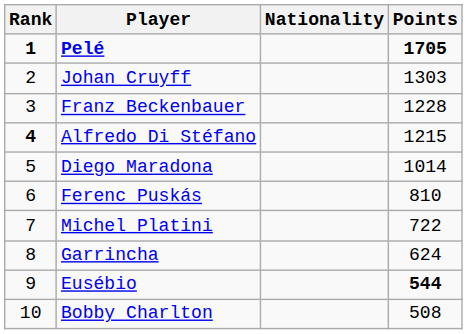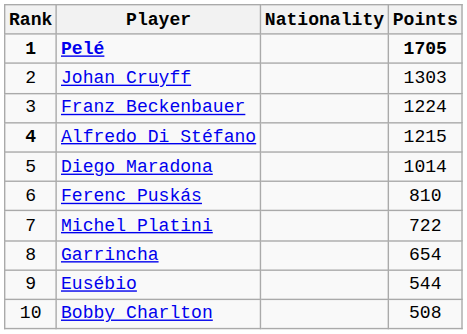(425, 108) 1228 -> (425, 108) 1224
(425, 255) 624 -> (425, 255) 654
(425, 284) bold -> (425, 284) normal
